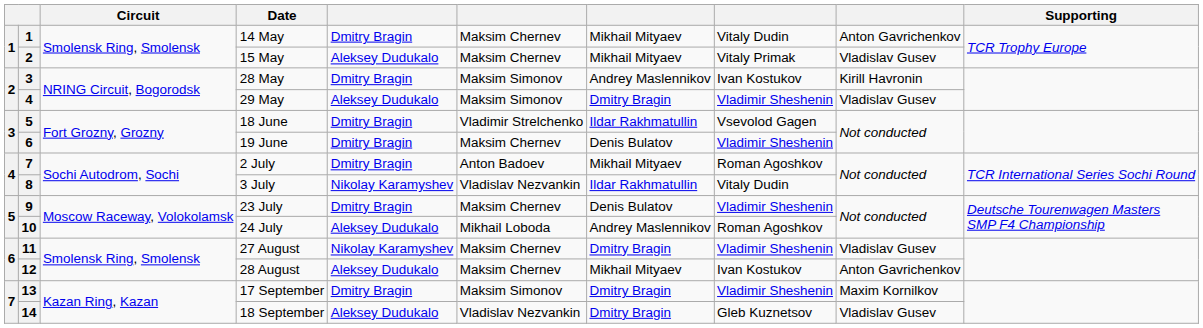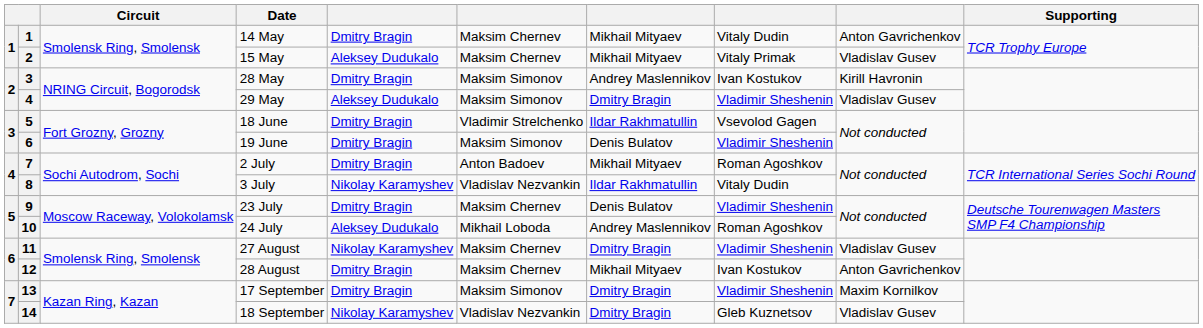(510, 142) Maksim Chernev -> (511, 142) Maksim Simonov
(385, 269) Aleksey Dudukalo -> (371, 269) Dmitry Bragin
(385, 312) Aleksey Dudukalo -> (392, 312) Nikolay Karamyshev
